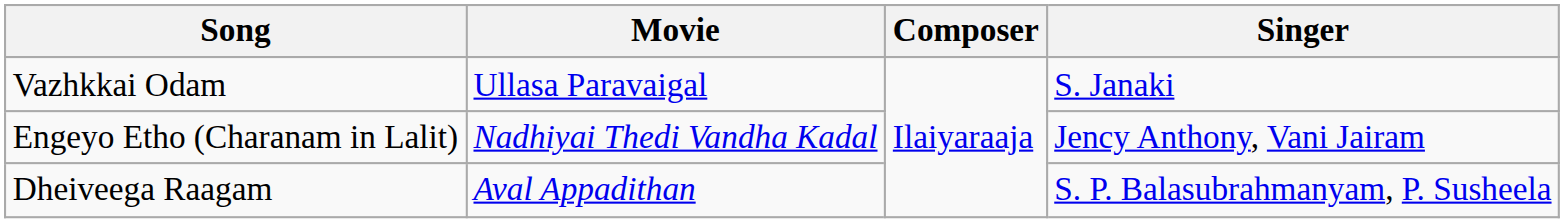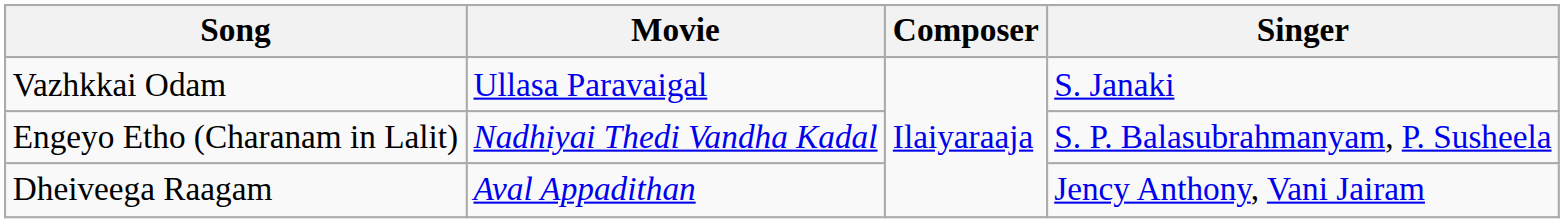(1240, 136) Jency Anthony, Vani Jairam -> (1303, 136) S. P. Balasubrahmanyam, P. Susheela
(1303, 189) S. P. Balasubrahmanyam, P. Susheela -> (1240, 189) Jency Anthony, Vani Jairam
